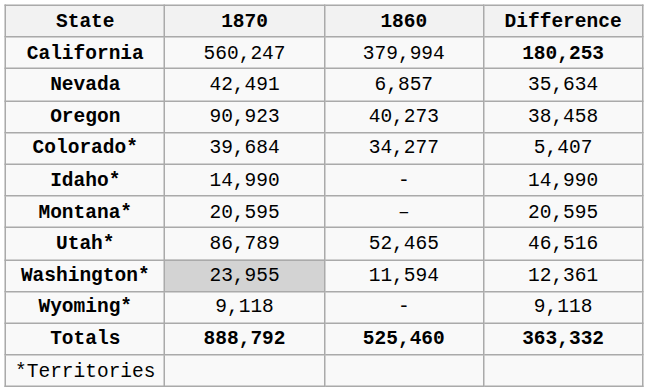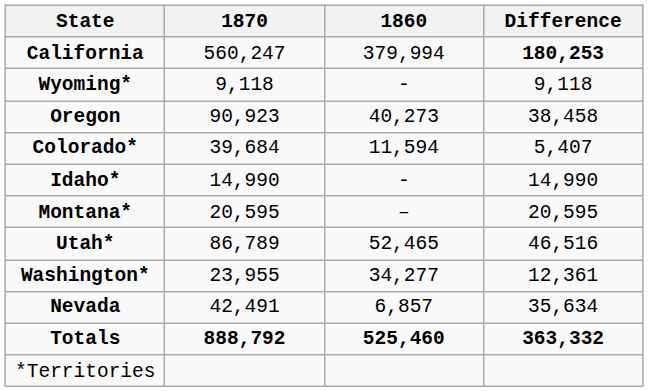rows swapped: (85, 85) <-> (85, 307)
(404, 148) 34,277 -> (404, 148) 11,594
(245, 275) lightgrey background -> (245, 275) no background
(404, 275) 11,594 -> (404, 275) 34,277
